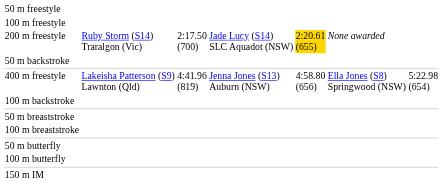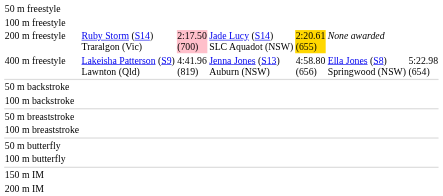(192, 41) no background -> (192, 41) pink background
rows swapped: (35, 76) <-> (37, 60)
+ row: (24, 188)
